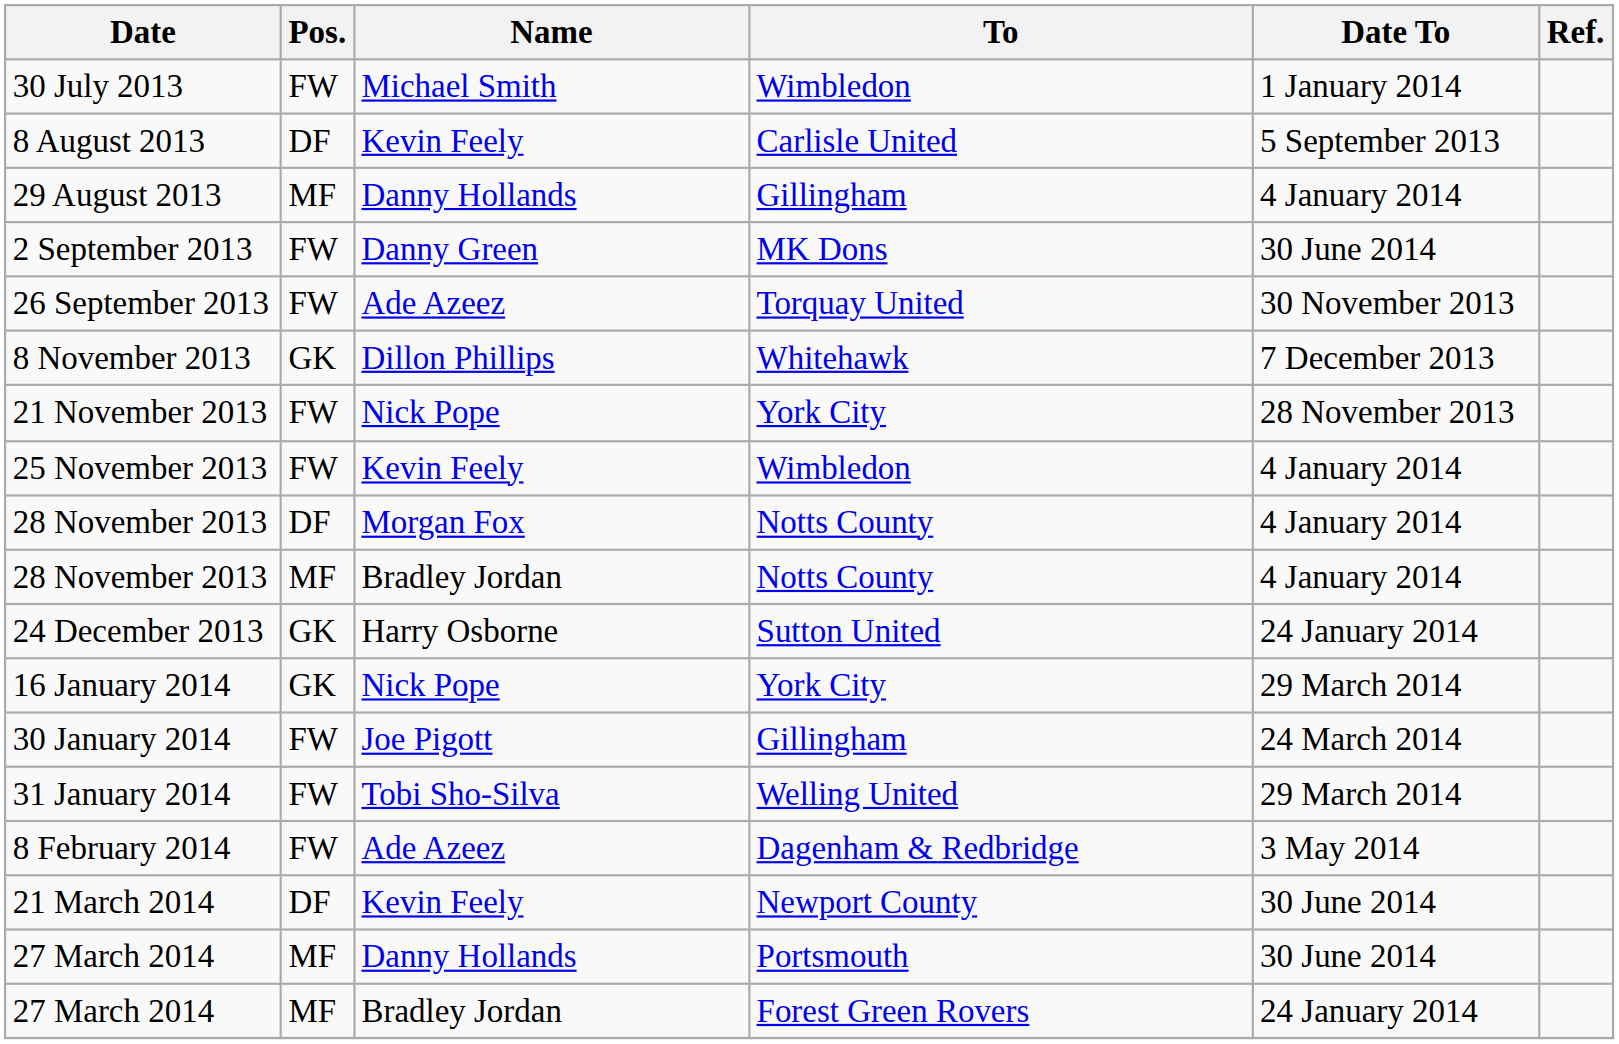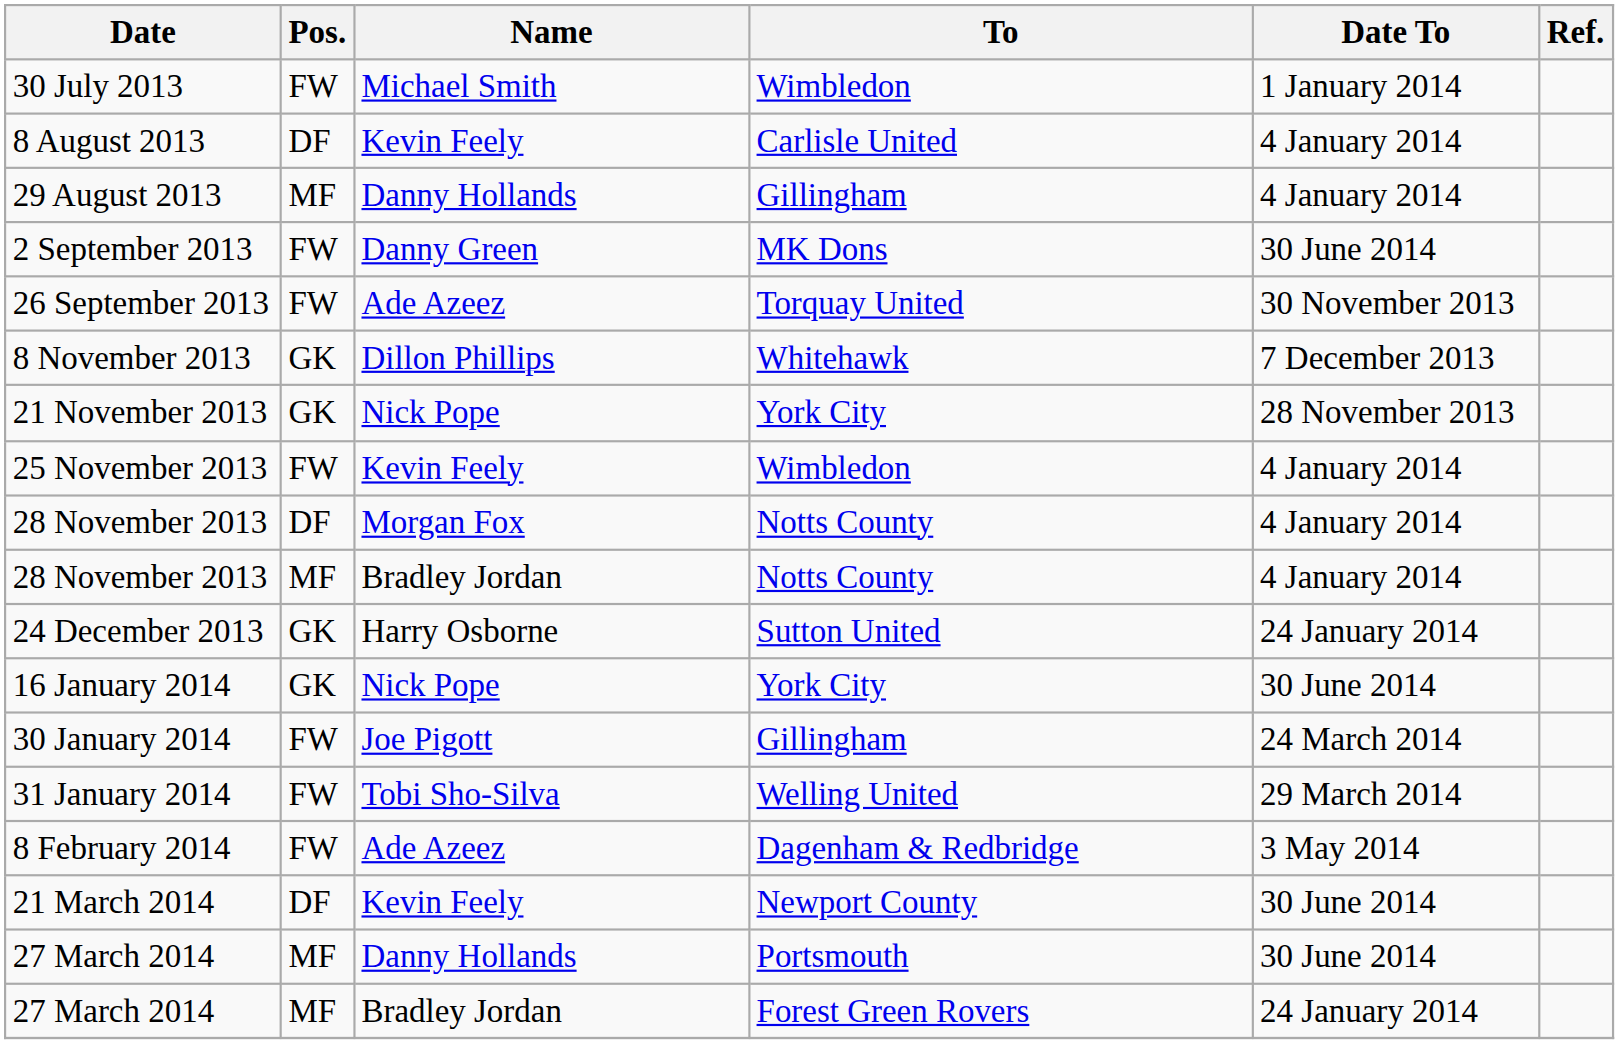(1380, 140) 5 September 2013 -> (1361, 140) 4 January 2014
(313, 412) FW -> (312, 412) GK
(1361, 684) 29 March 2014 -> (1348, 684) 30 June 2014
